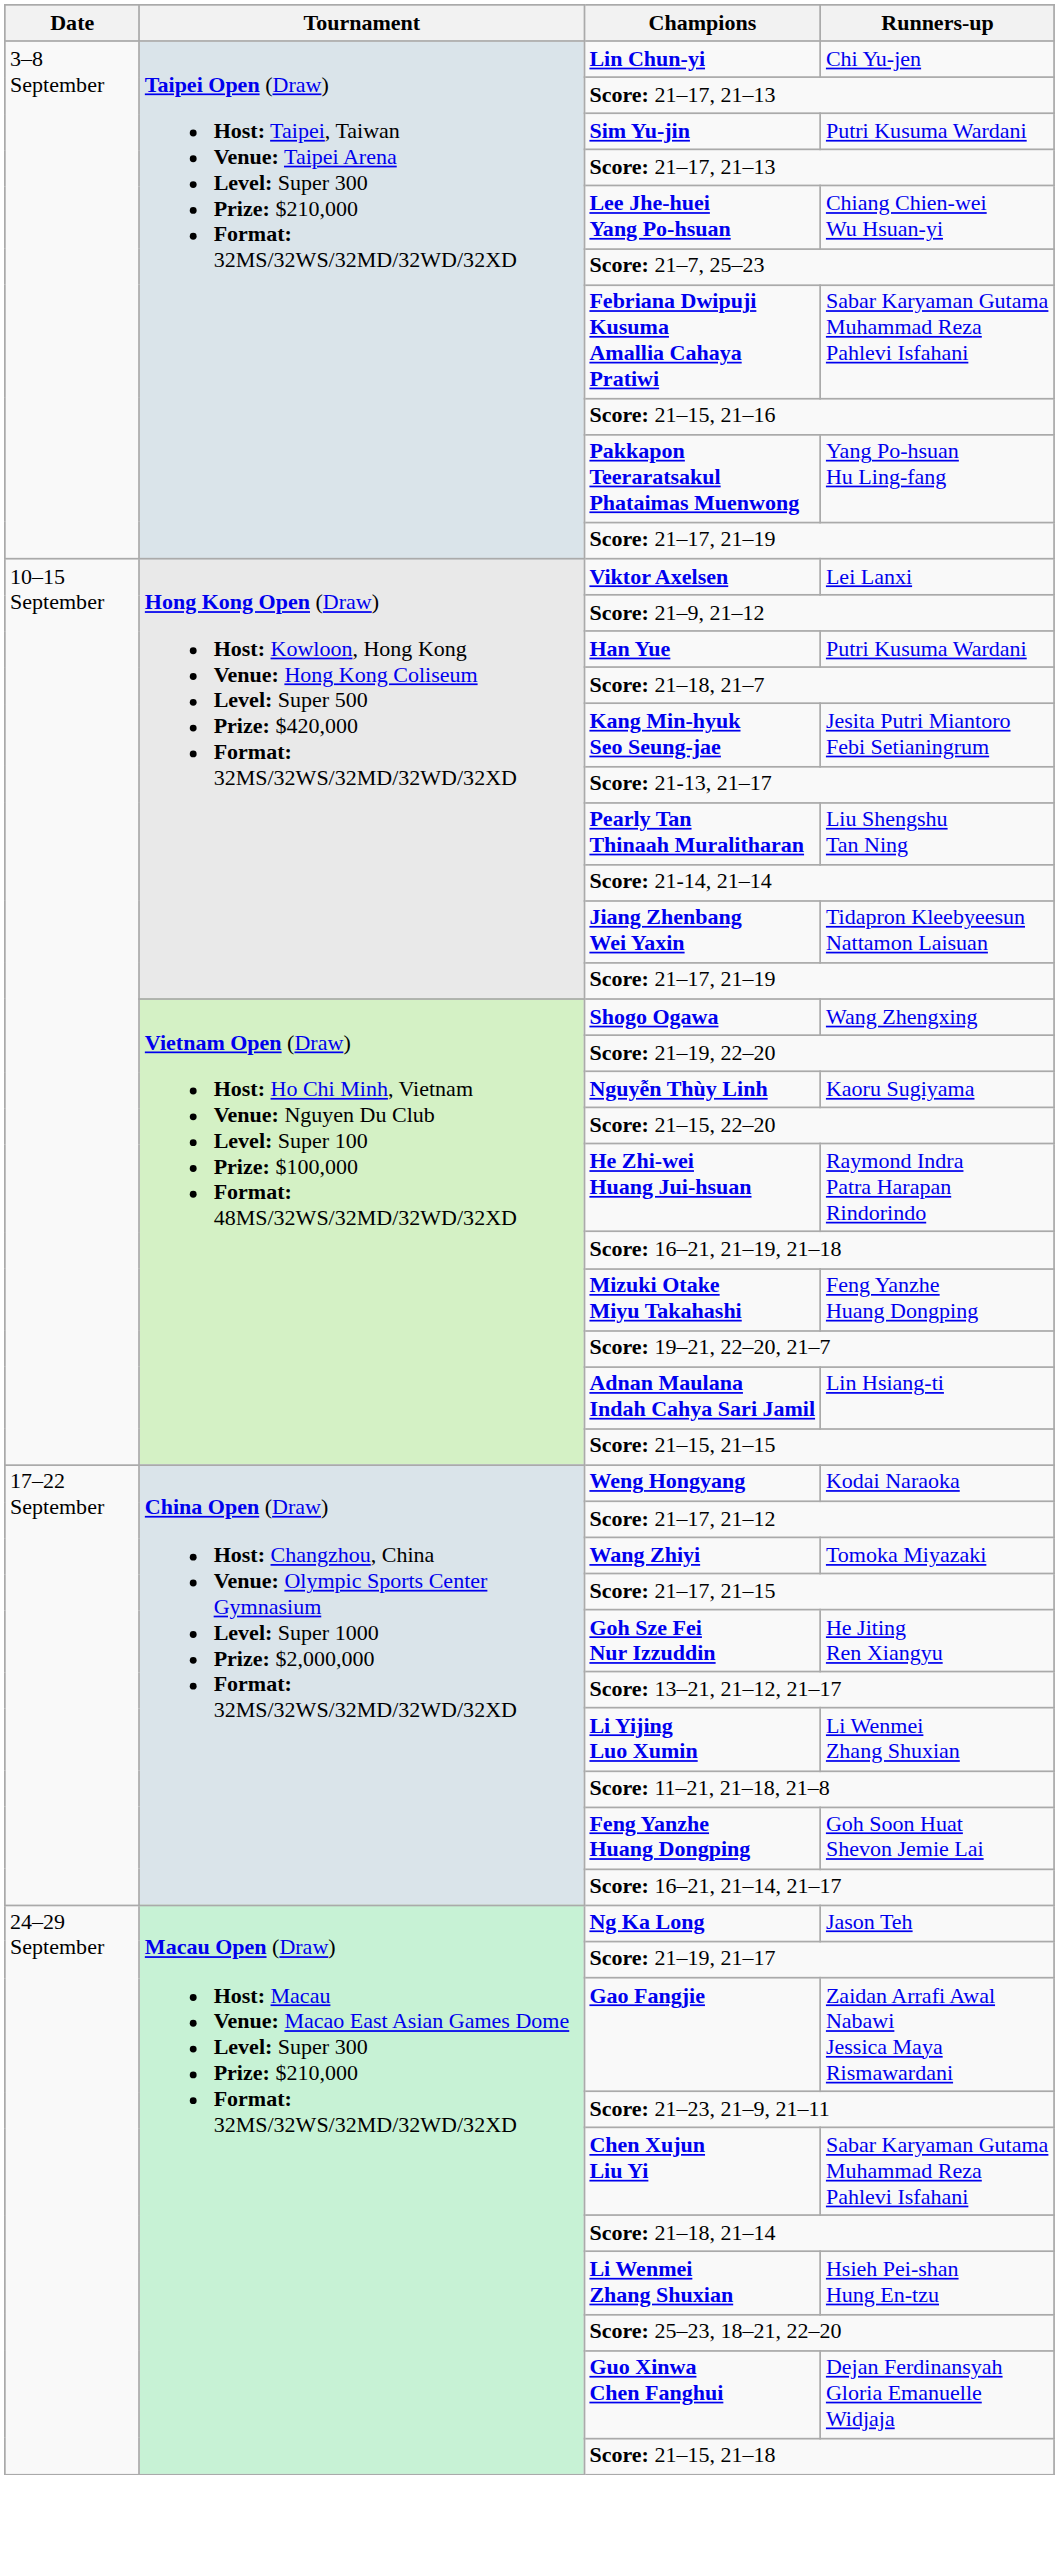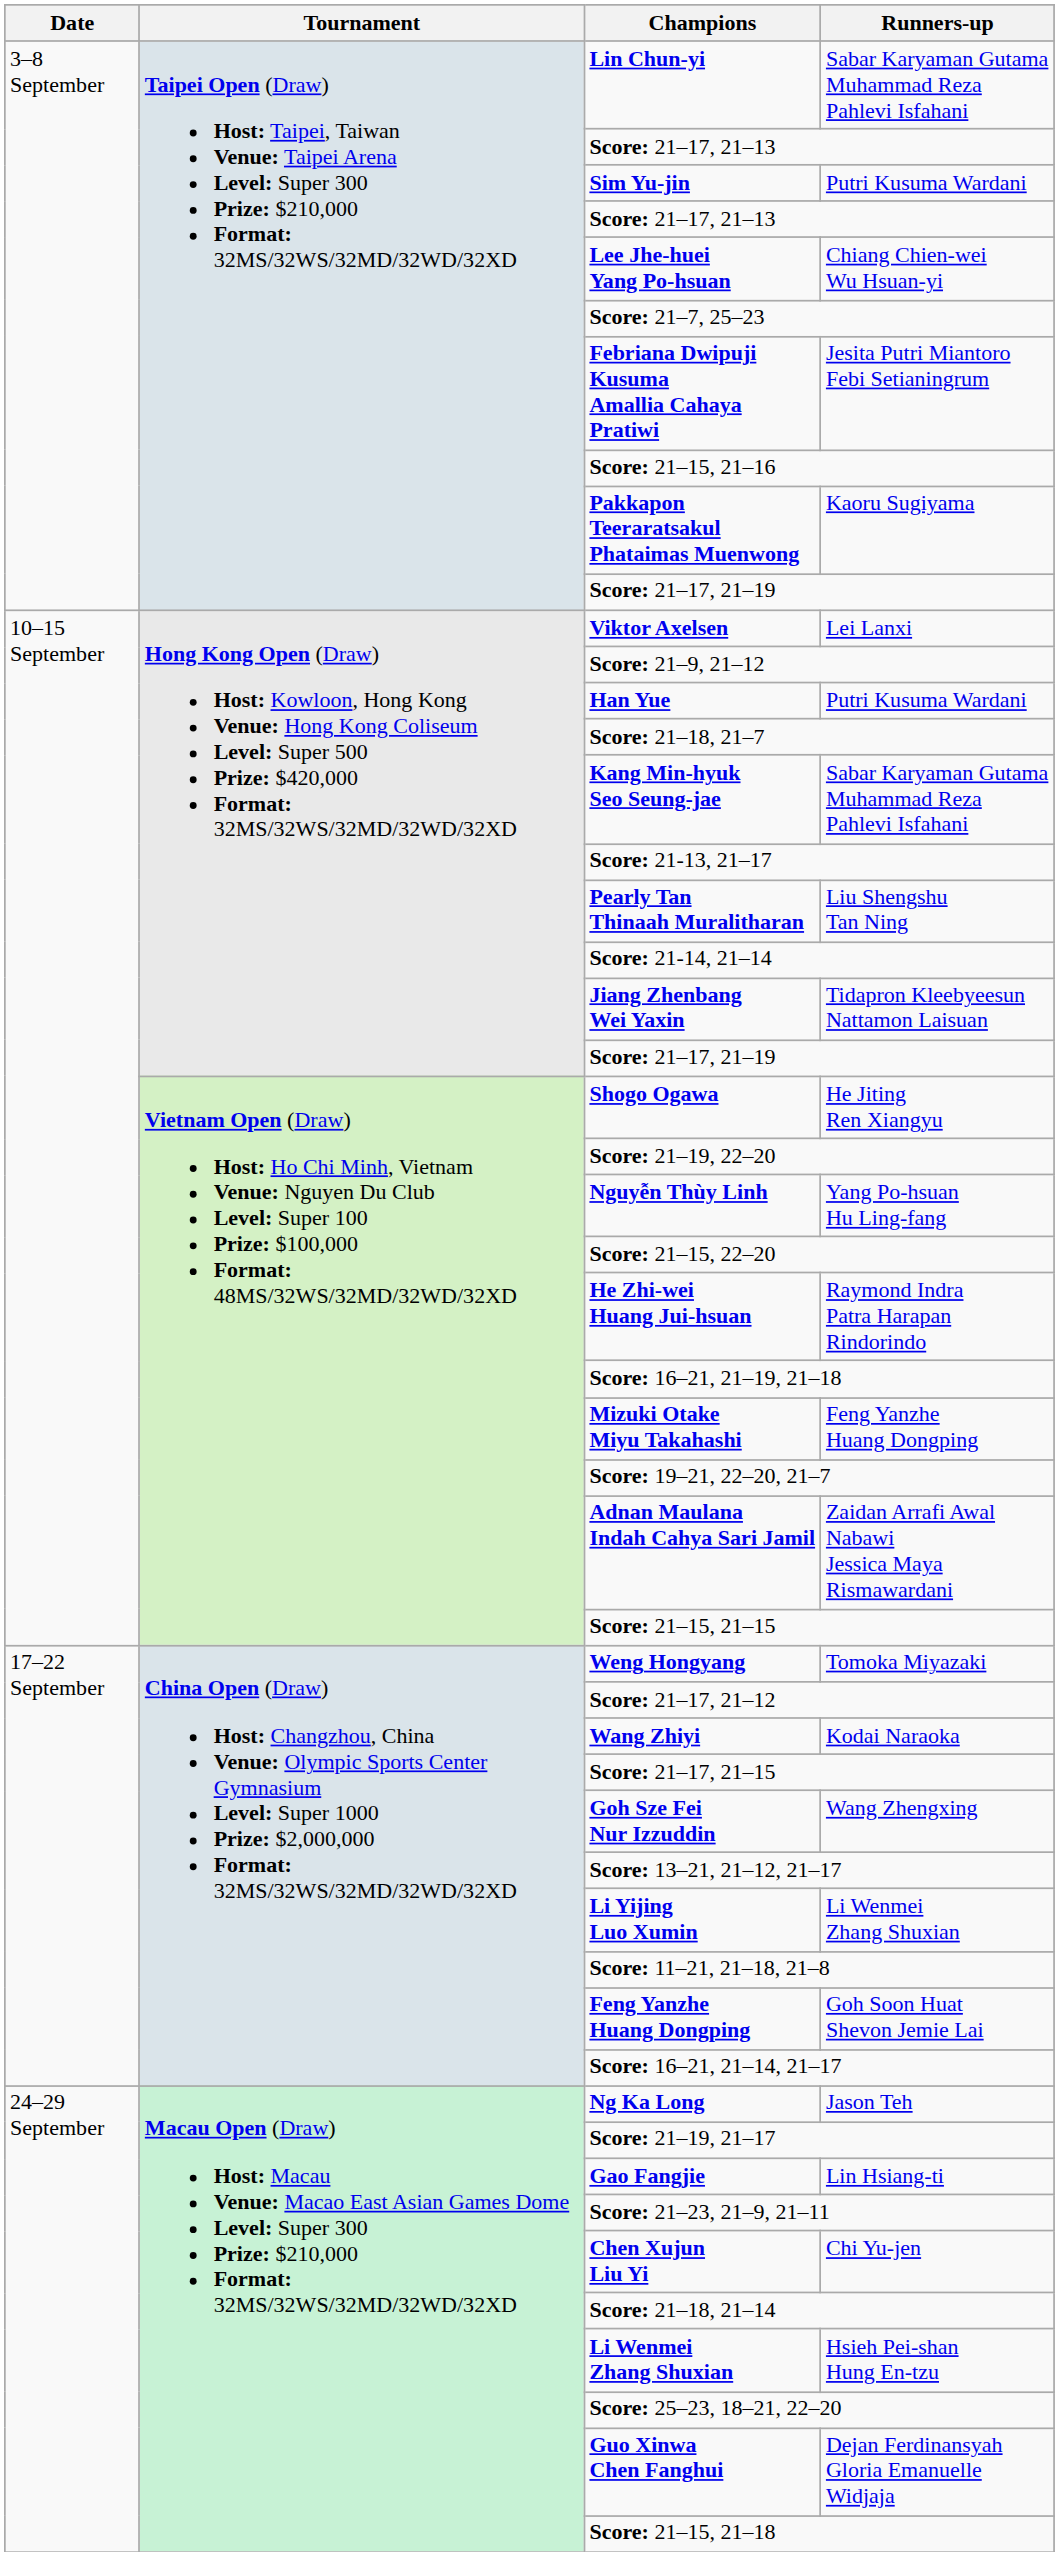(874, 58) Chi Yu-jen -> (937, 84) Sabar Karyaman Gutama Muhammad Reza Pahlevi Isfahani
(937, 328) Sabar Karyaman Gutama Muhammad Reza Pahlevi Isfahani -> (918, 366) Jesita Putri Miantoro Febi Setianingrum
(892, 465) Yang Po-hsuan Hu Ling-fang -> (900, 503) Kaoru Sugiyama
(918, 734) Jesita Putri Miantoro Febi Setianingrum -> (937, 798) Sabar Karyaman Gutama Muhammad Reza Pahlevi Isfahani
(902, 1016) Wang Zhengxing -> (884, 1106) He Jiting Ren Xiangyu
(900, 1089) Kaoru Sugiyama -> (892, 1205) Yang Po-hsuan Hu Ling-fang
(885, 1384) Lin Hsiang-ti -> (910, 1551) Zaidan Arrafi Awal Nabawi Jessica Maya Rismawardani
(893, 1482) Kodai Naraoka -> (906, 1663) Tomoka Miyazaki
(906, 1555) Tomoka Miyazaki -> (893, 1735) Kodai Naraoka
(884, 1640) He Jiting Ren Xiangyu -> (902, 1808) Wang Zhengxing
(910, 2034) Zaidan Arrafi Awal Nabawi Jessica Maya Rismawardani -> (885, 2175) Lin Hsiang-ti
(937, 2171) Sabar Karyaman Gutama Muhammad Reza Pahlevi Isfahani -> (874, 2248) Chi Yu-jen
